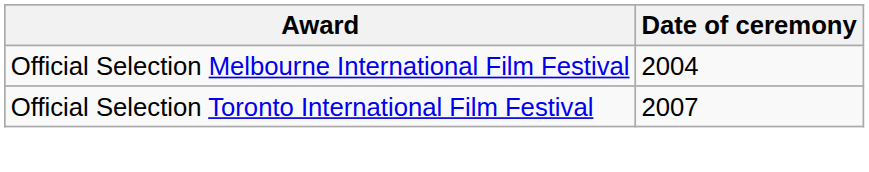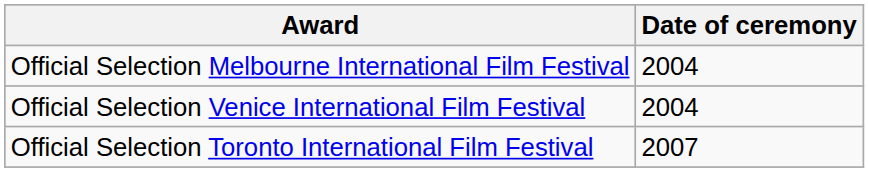+ row: (298, 107)
